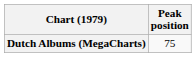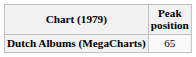(170, 43) 75 -> (170, 43) 65
